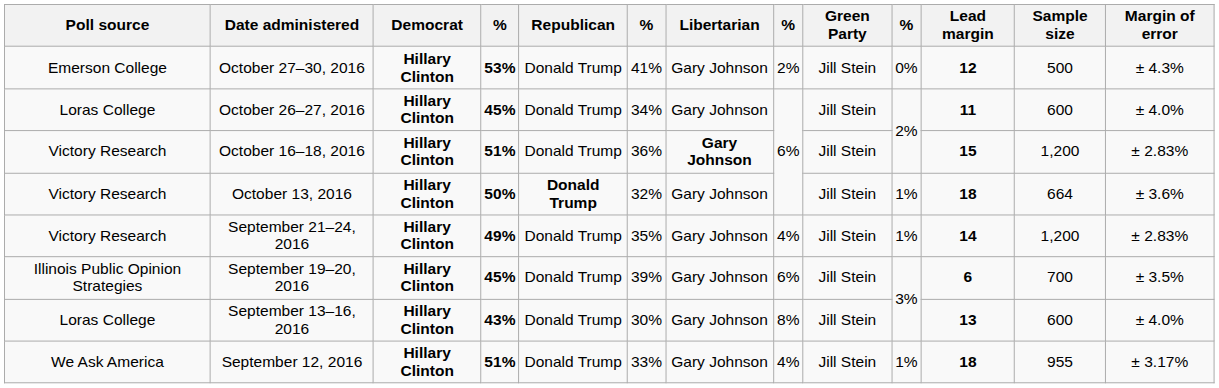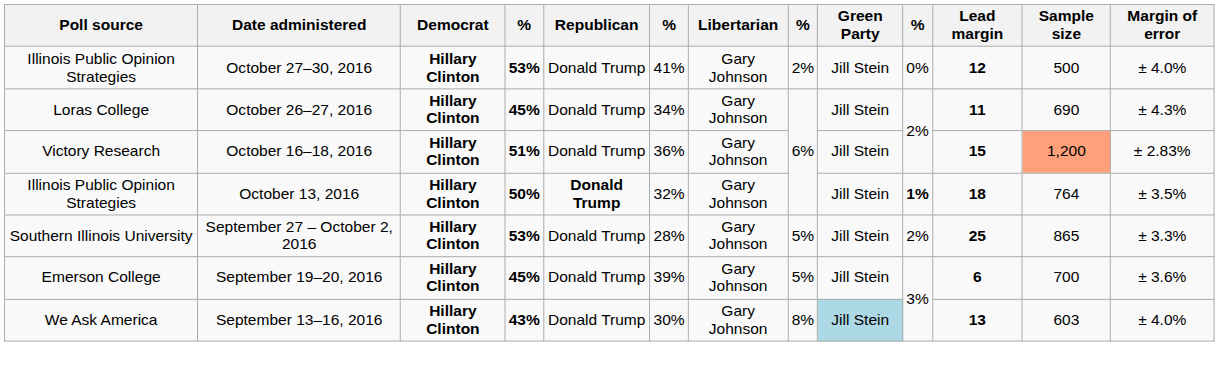(107, 67) Emerson College -> (101, 67) Illinois Public Opinion Strategies
(1160, 67) ± 4.3% -> (1162, 67) ± 4.0%
(1060, 109) 600 -> (1066, 109) 690
(1160, 109) ± 4.0% -> (1162, 109) ± 4.3%
(720, 151) bold -> (738, 151) normal
(1060, 151) no background -> (1066, 151) lightsalmon background
(107, 193) Victory Research -> (101, 193) Illinois Public Opinion Strategies
(906, 193) normal -> (918, 193) bold
(1060, 193) 664 -> (1066, 193) 764
(1160, 193) ± 3.6% -> (1162, 193) ± 3.5%
+ row: (299, 235)
- row: (292, 235)
(107, 277) Illinois Public Opinion Strategies -> (101, 277) Emerson College
(788, 277) 6% -> (803, 277) 5%
(1160, 277) ± 3.5% -> (1162, 277) ± 3.6%
(107, 320) Loras College -> (101, 320) We Ask America
(847, 320) no background -> (860, 320) lightblue background
(1060, 320) 600 -> (1066, 320) 603
- row: (292, 362)
